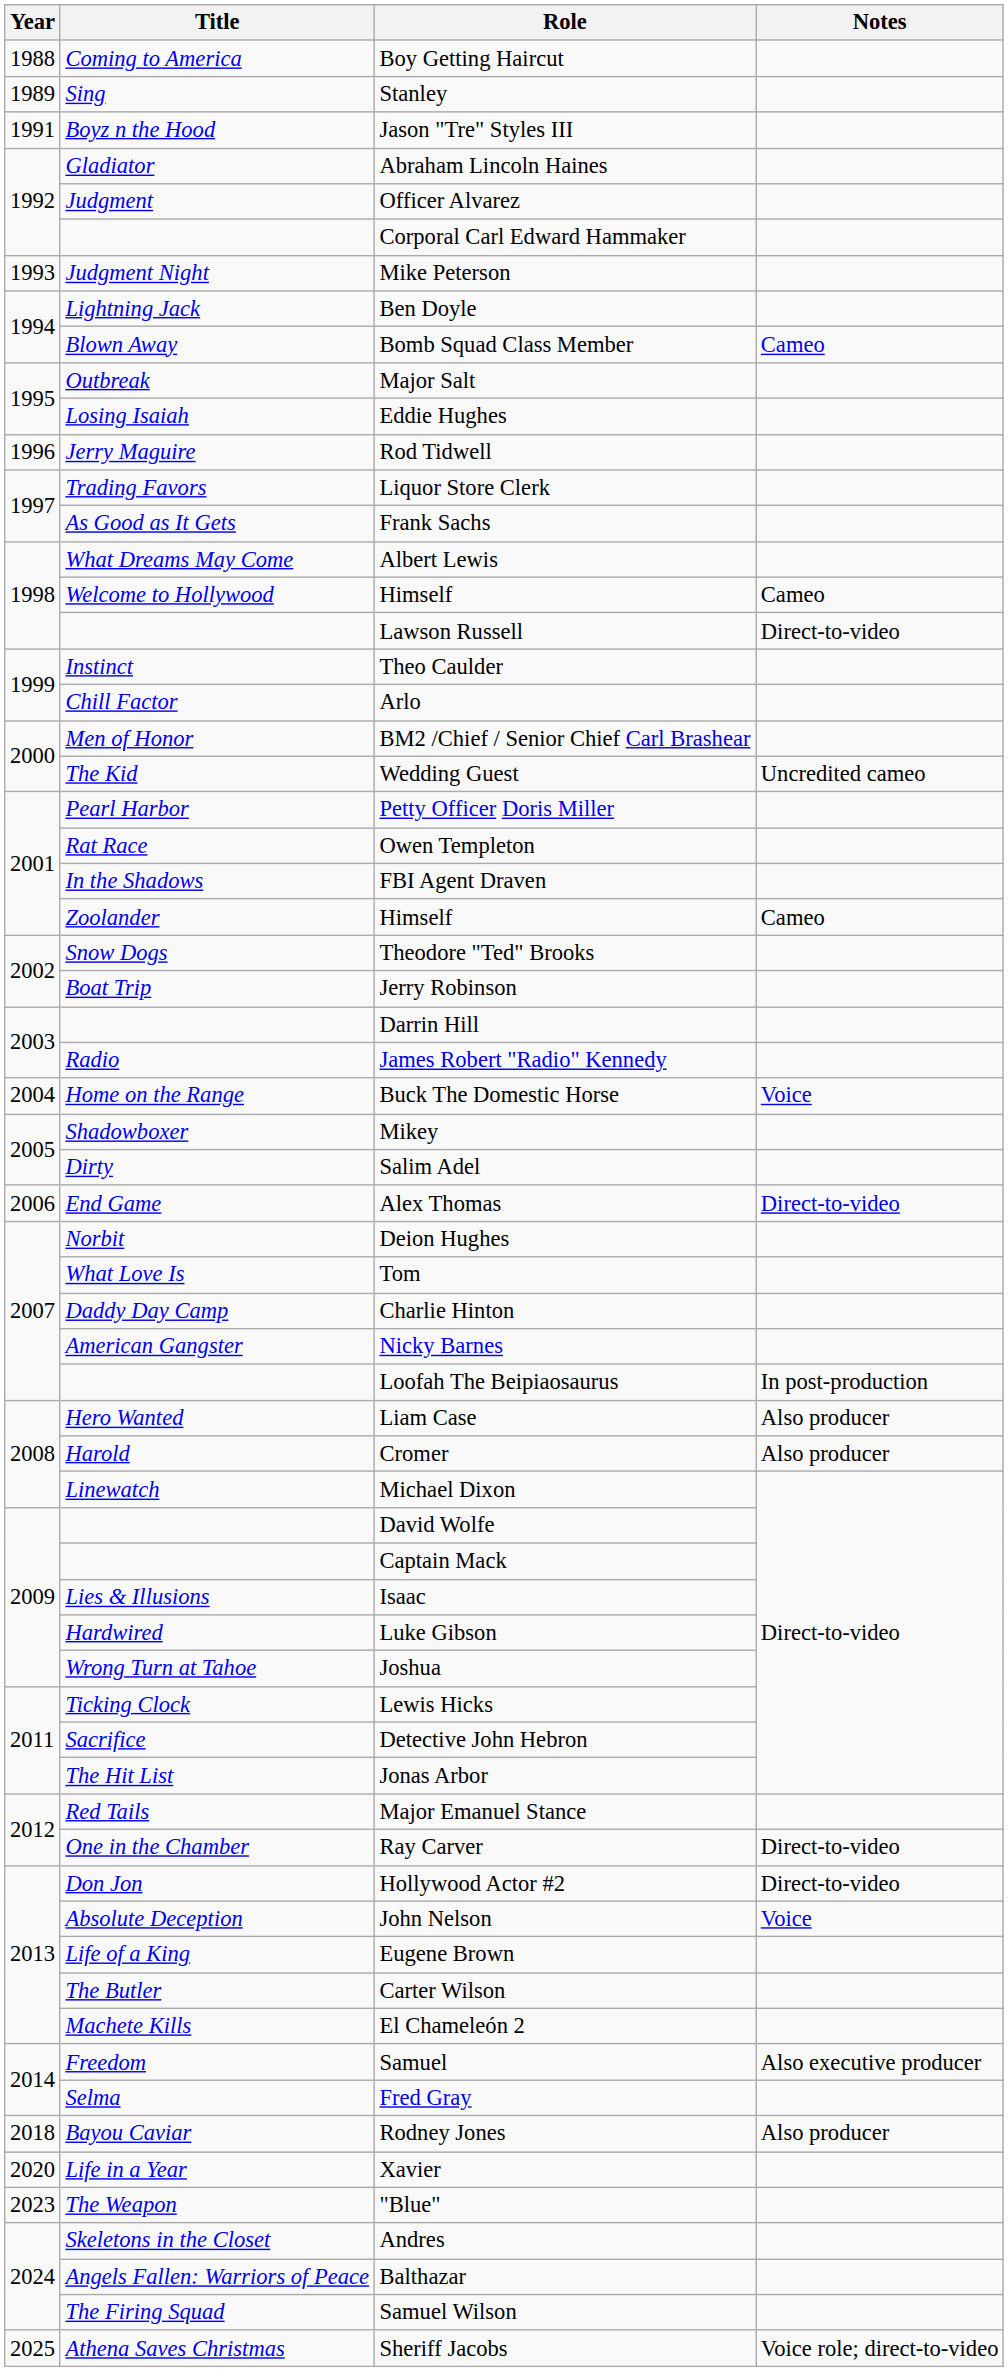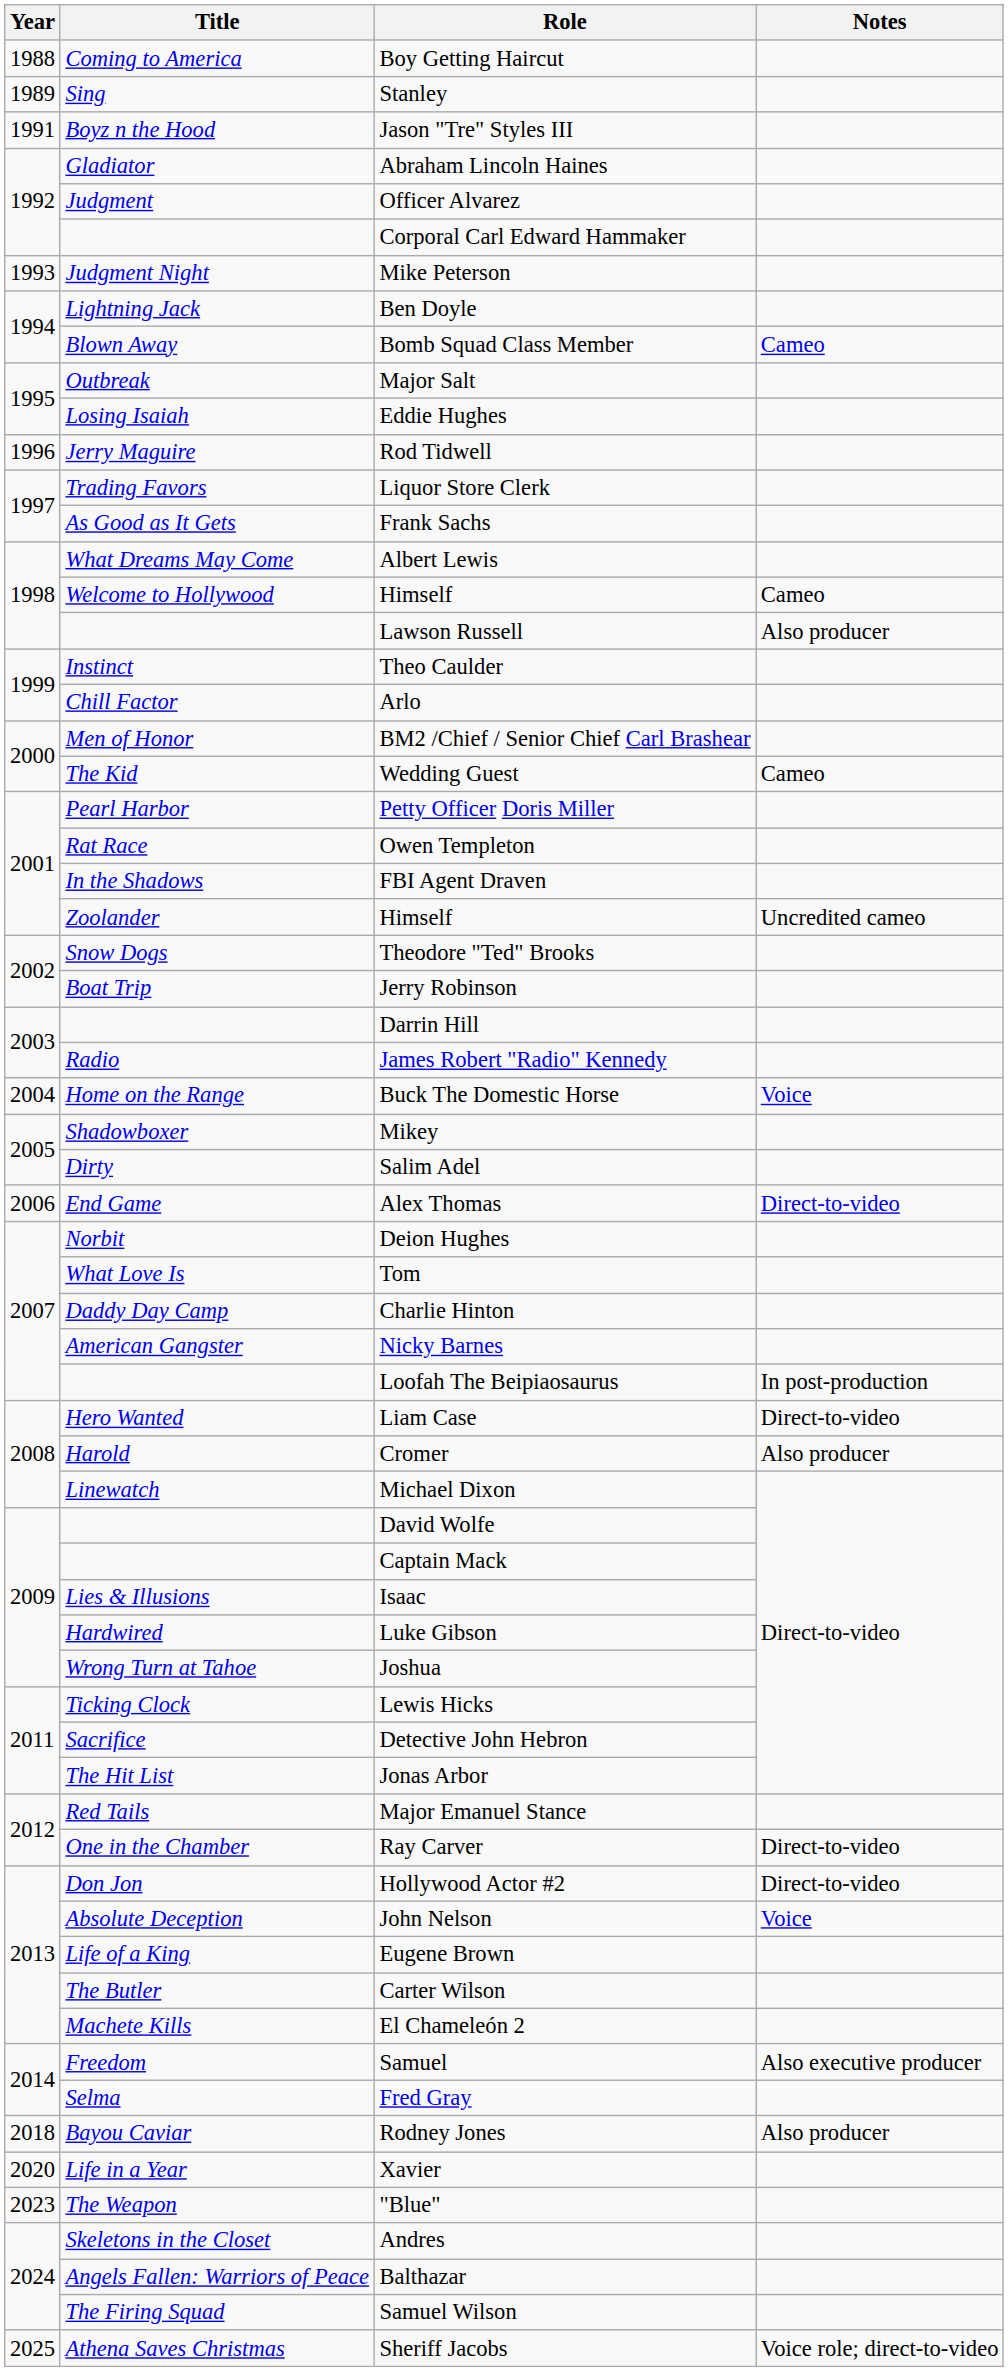(830, 630) Direct-to-video -> (825, 630) Also producer
(843, 773) Uncredited cameo -> (793, 773) Cameo
(793, 916) Cameo -> (843, 916) Uncredited cameo
(825, 1417) Also producer -> (830, 1417) Direct-to-video
